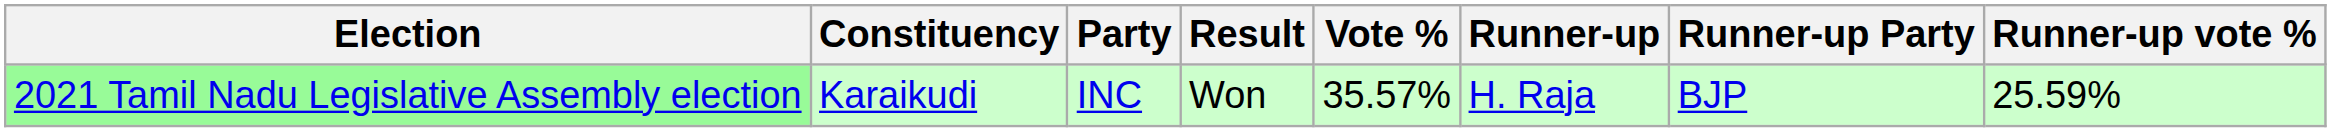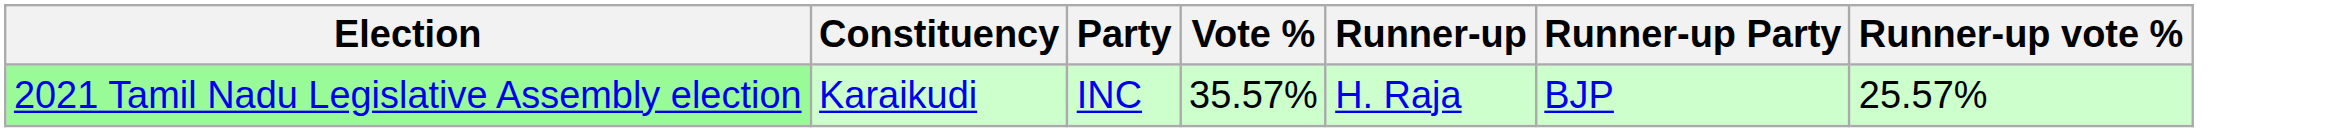- column: (1247, 34)
(2057, 94) 25.59% -> (1923, 94) 25.57%
